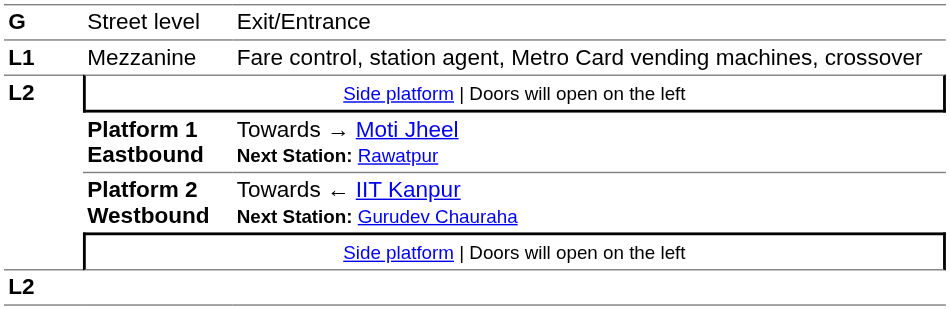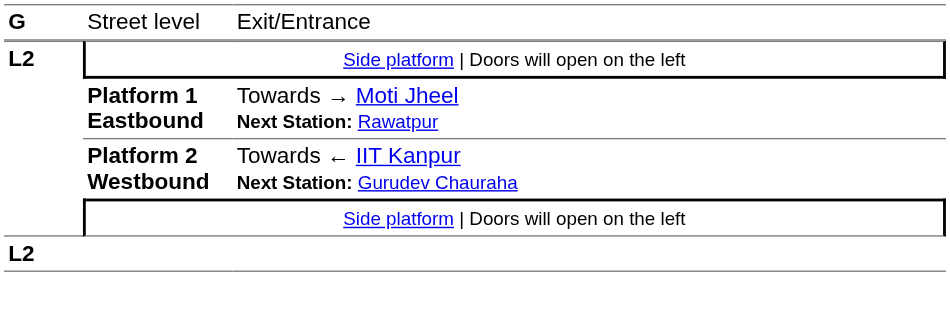- row: (142, 57)
